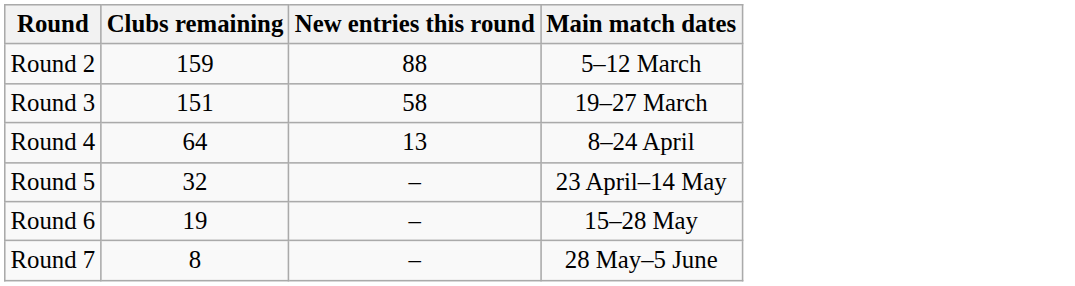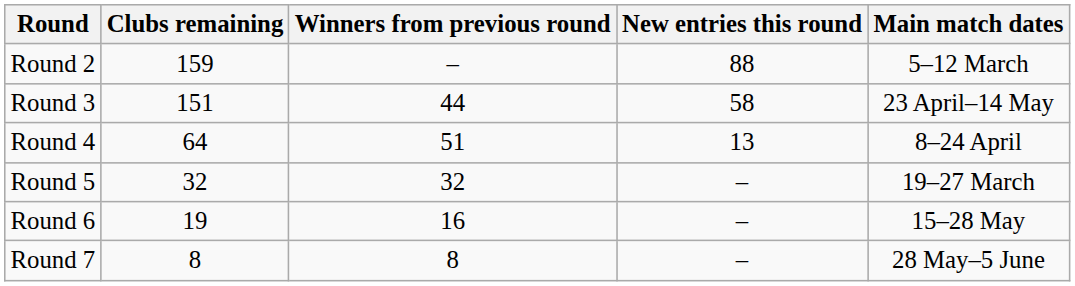+ column: (453, 24)
(641, 102) 19–27 March -> (968, 102) 23 April–14 May
(641, 181) 23 April–14 May -> (968, 181) 19–27 March
